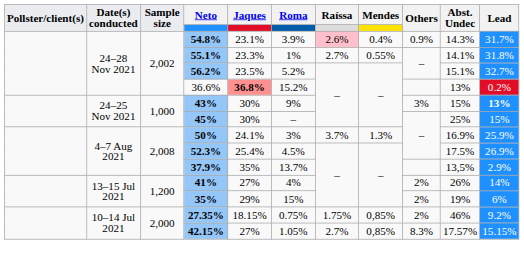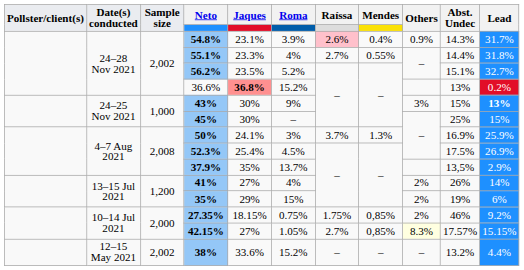(293, 55) 1% -> (293, 55) 4%
(460, 55) 14.1% -> (460, 55) 14.4%
(421, 231) no background -> (421, 231) lightyellow background
+ row: (206, 253)
